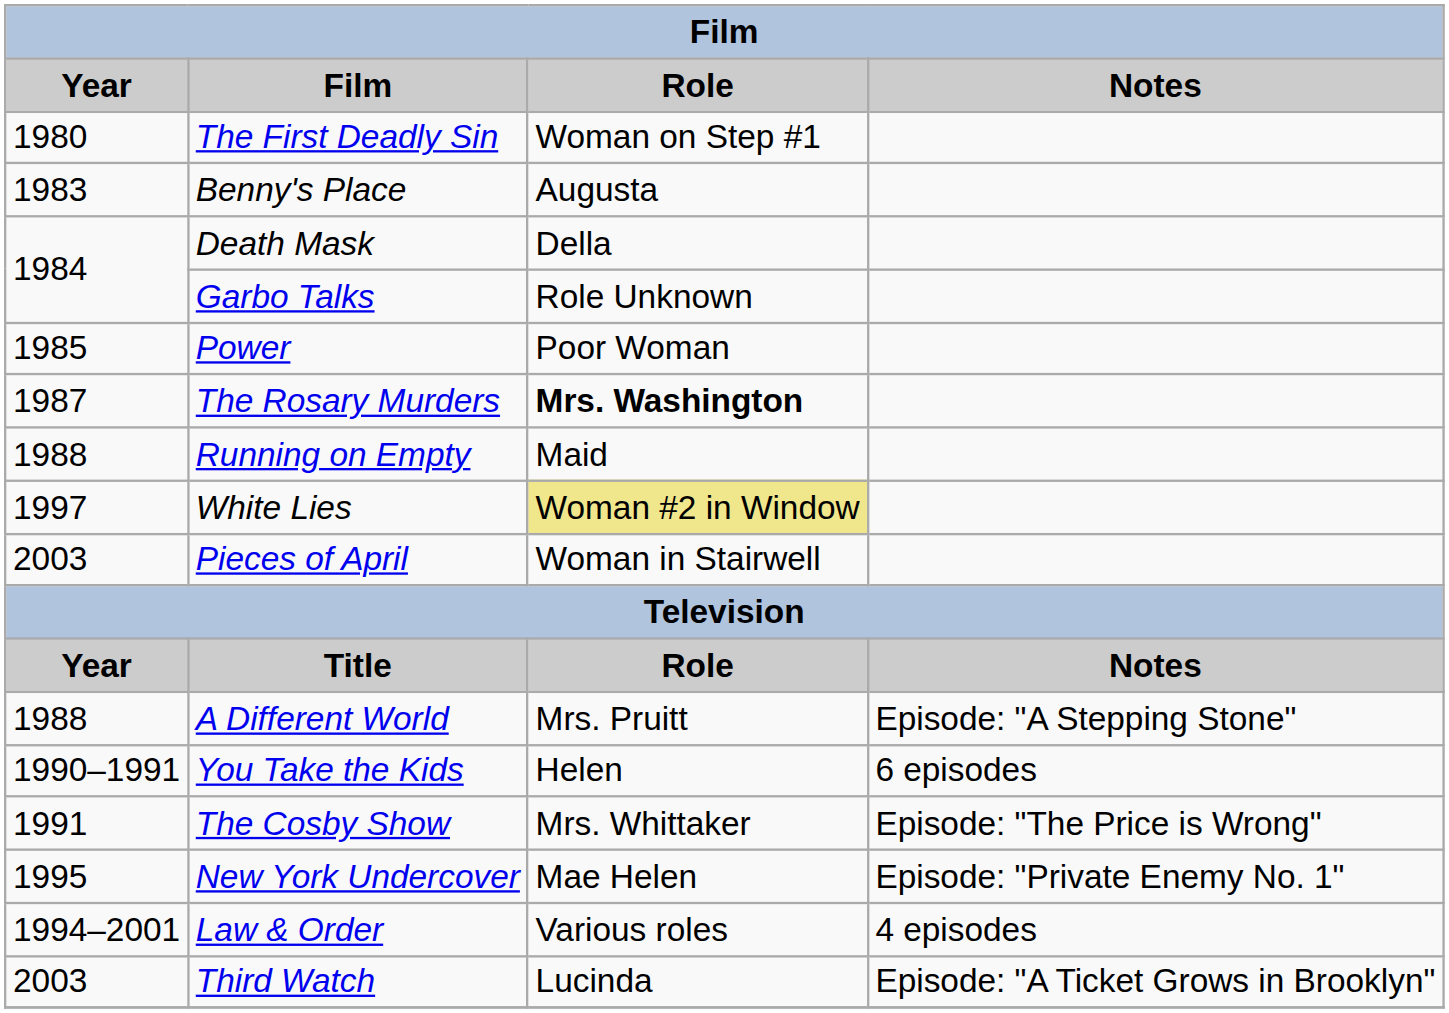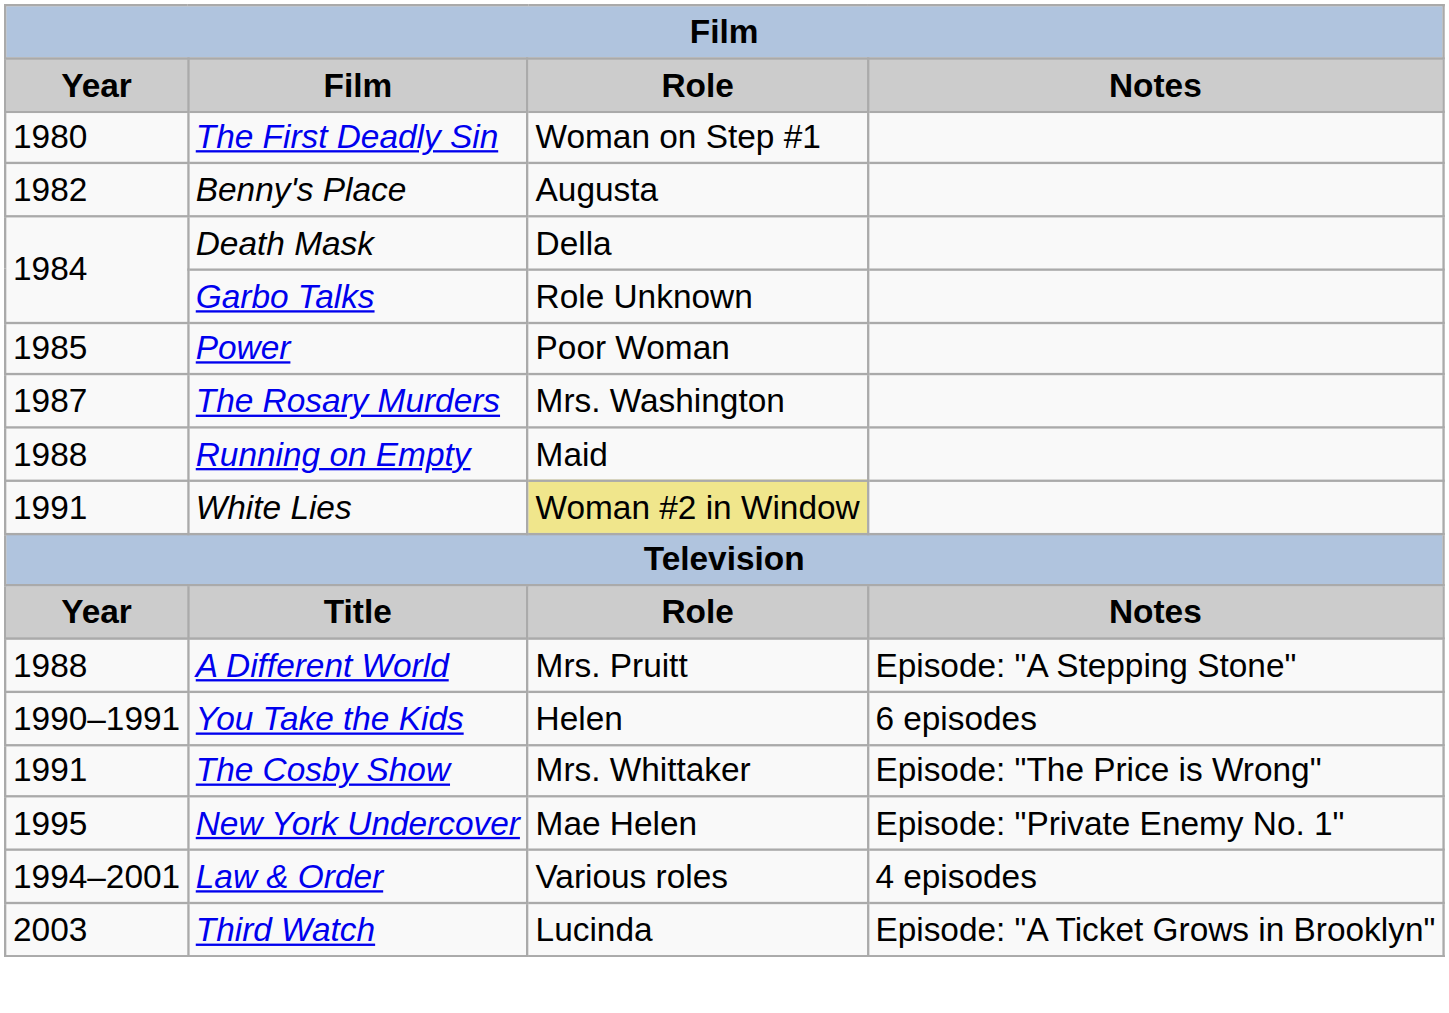(50, 190) 1983 -> (50, 190) 1982
(669, 401) bold -> (660, 401) normal
(50, 507) 1997 -> (50, 507) 1991
- row: (302, 560)
